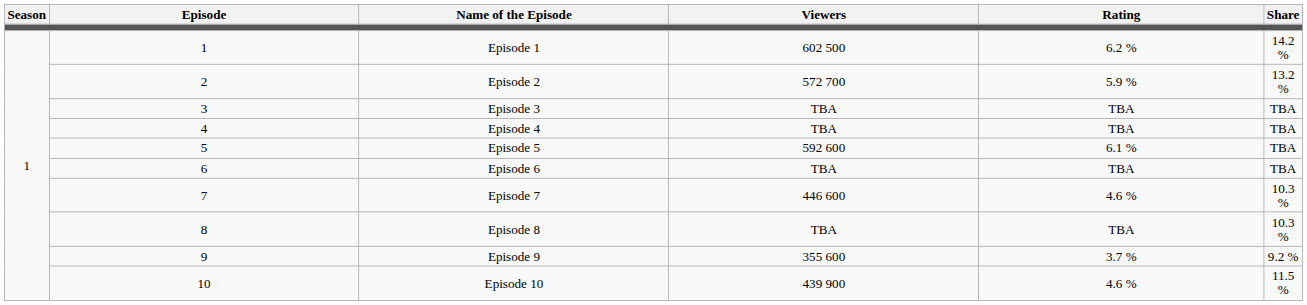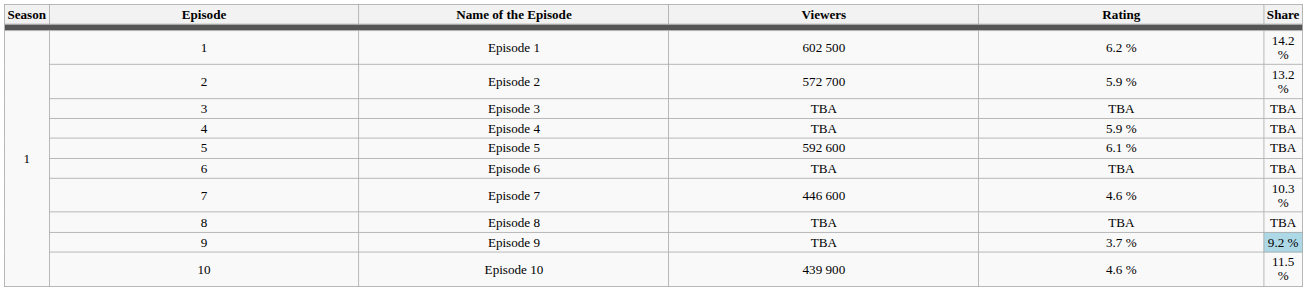(1121, 128) TBA -> (1121, 128) 5.9 %
(1283, 229) 10.3 % -> (1283, 222) TBA
(824, 256) 355 600 -> (824, 242) TBA
(1283, 256) no background -> (1283, 242) lightblue background
